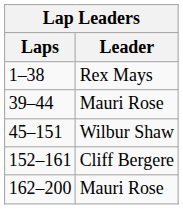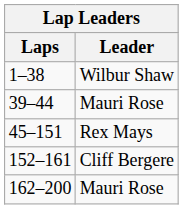(116, 75) Rex Mays -> (127, 75) Wilbur Shaw
(127, 132) Wilbur Shaw -> (116, 132) Rex Mays
